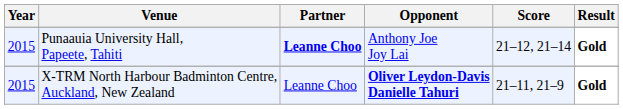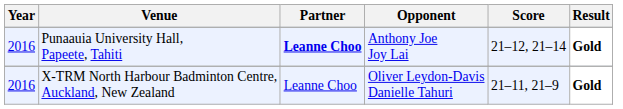(21, 46) 2015 -> (21, 46) 2016
(21, 85) 2015 -> (21, 85) 2016
(429, 85) bold -> (426, 85) normal
